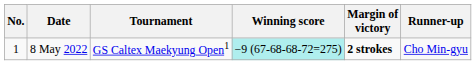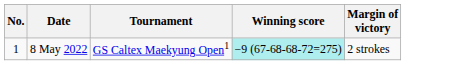- column: (436, 21)
(370, 49) bold -> (368, 49) normal
